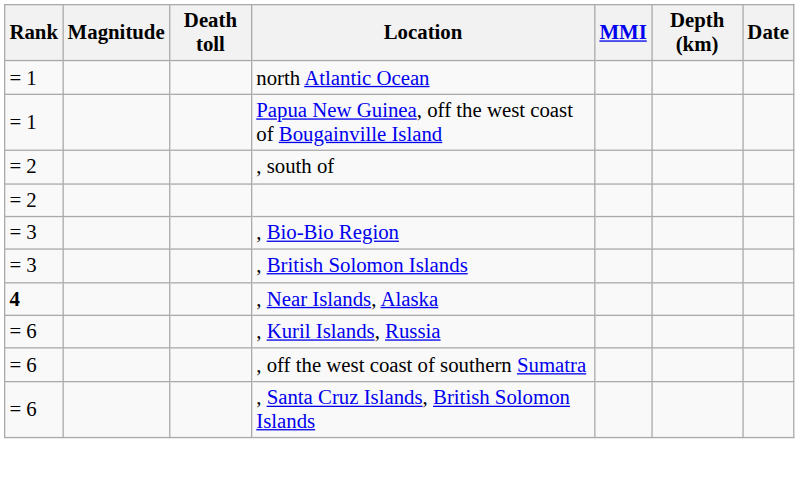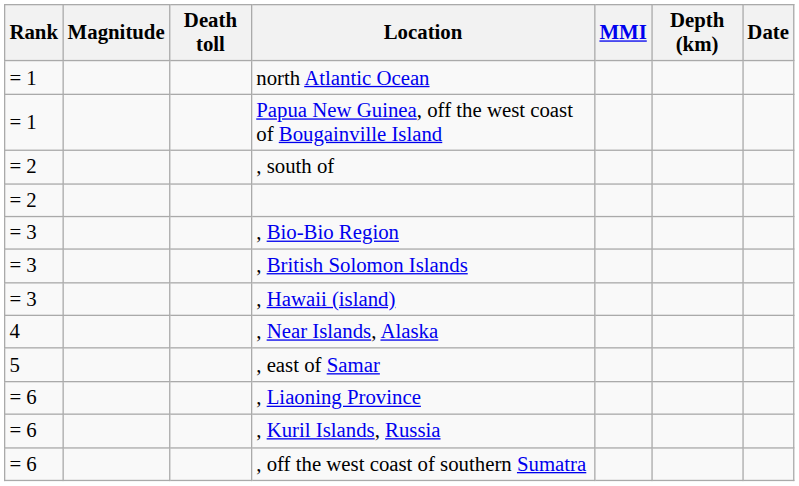+ row: (326, 298)
(15, 298) bold -> (15, 331) normal
+ row: (318, 364)
+ row: (339, 397)
- row: (413, 409)
